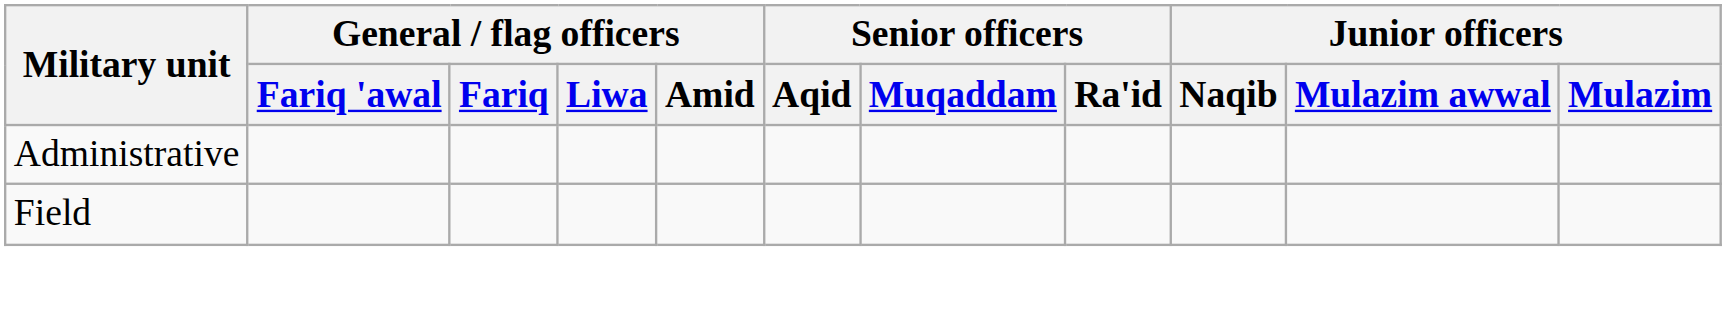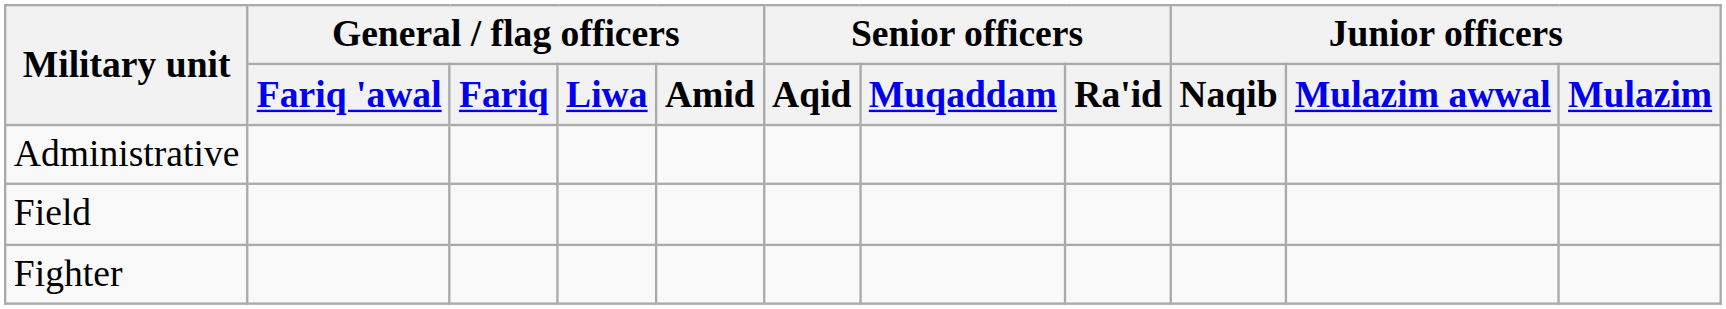+ row: (68, 272)
